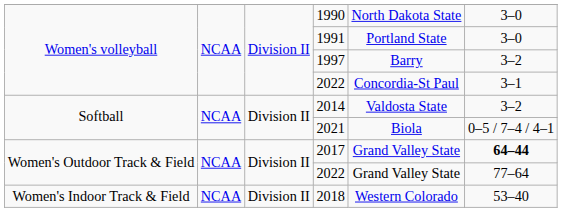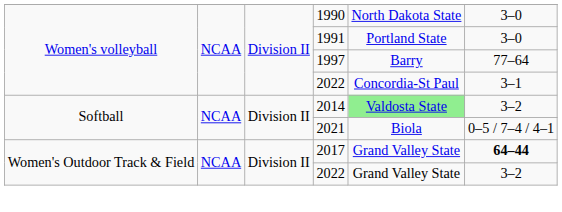(511, 60) 3–2 -> (511, 60) 77–64
(406, 106) no background -> (406, 106) lightgreen background
(511, 173) 77–64 -> (511, 173) 3–2
- row: (101, 196)
